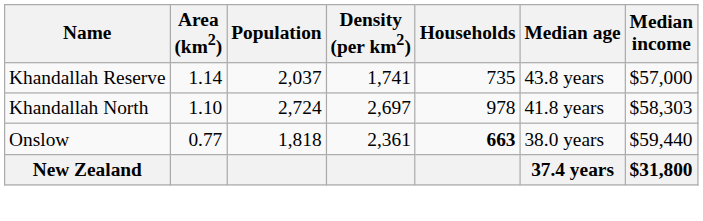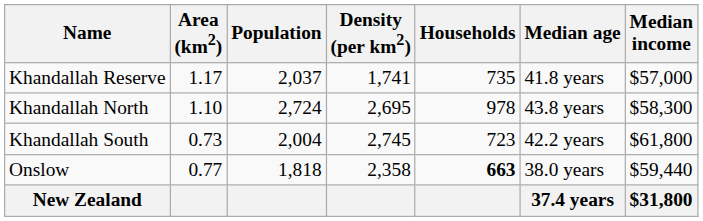(205, 77) 1.14 -> (205, 77) 1.17
(564, 77) 43.8 years -> (564, 77) 41.8 years
(389, 108) 2,697 -> (389, 108) 2,695
(564, 108) 41.8 years -> (564, 108) 43.8 years
(661, 108) $58,303 -> (661, 108) $58,300
+ row: (79, 138)
(389, 138) 2,361 -> (389, 169) 2,358
